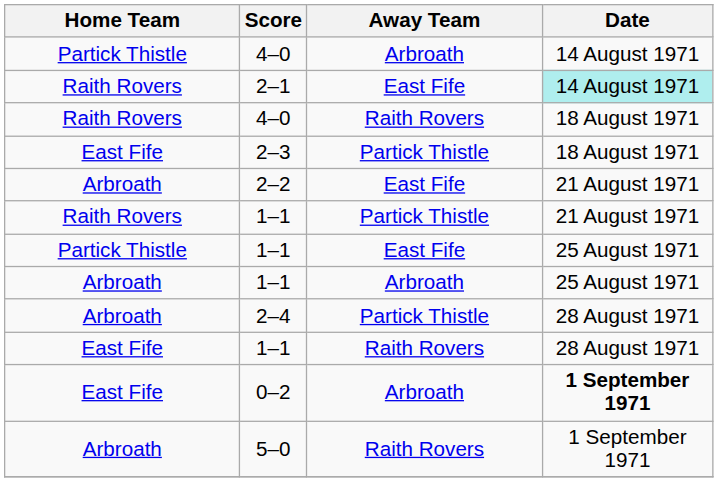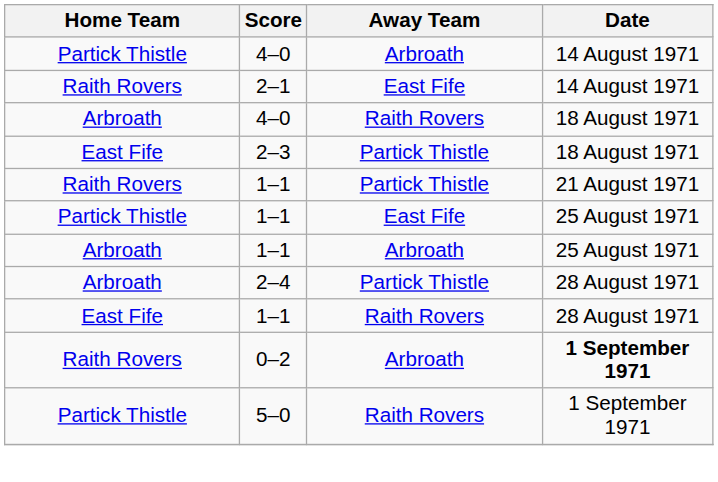(627, 86) paleturquoise background -> (627, 86) no background
(122, 119) Raith Rovers -> (122, 119) Arbroath
- row: (273, 184)
(122, 392) East Fife -> (122, 359) Raith Rovers
(122, 448) Arbroath -> (122, 415) Partick Thistle
